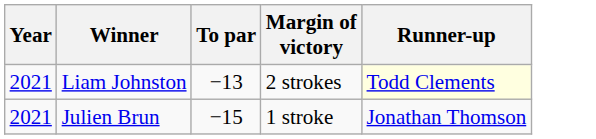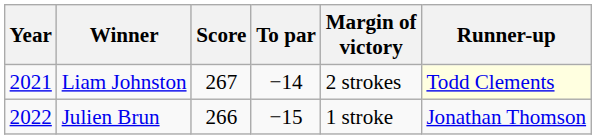+ column: (221, 34)
(226, 81) −13 -> (286, 81) −14
(31, 116) 2021 -> (31, 116) 2022
